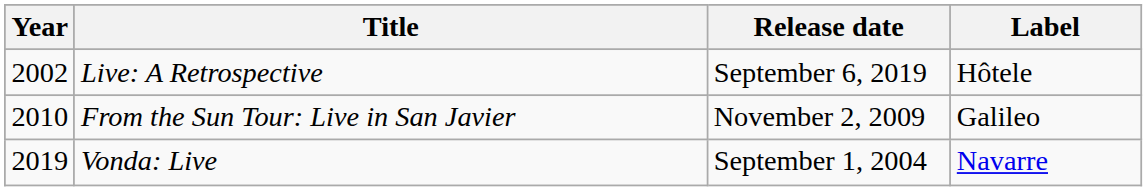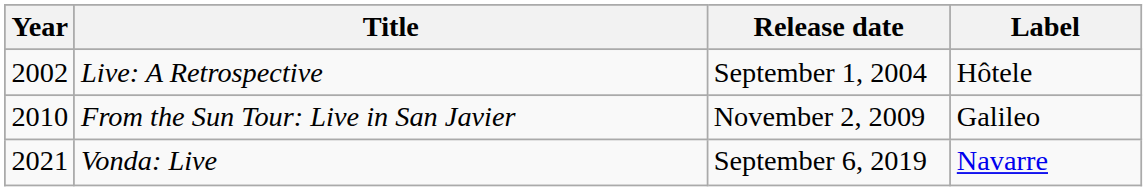(820, 71) September 6, 2019 -> (820, 71) September 1, 2004
(40, 161) 2019 -> (40, 161) 2021
(820, 161) September 1, 2004 -> (820, 161) September 6, 2019
